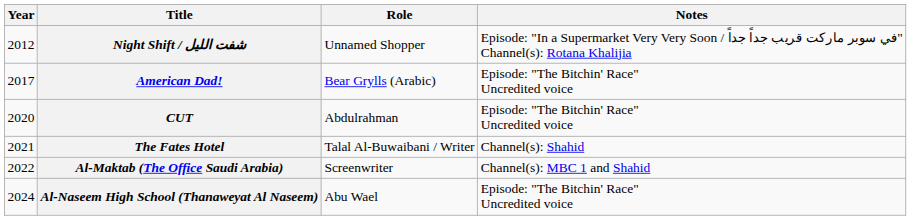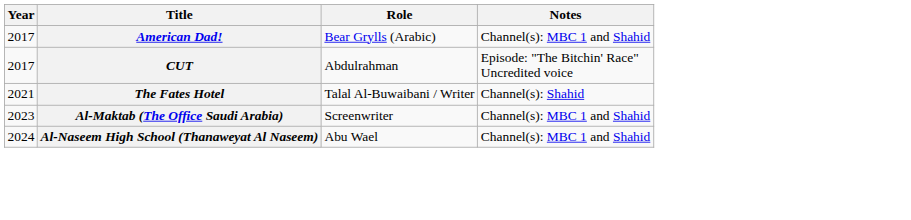- row: (179, 44)
(560, 81) Episode: "The Bitchin' Race" Uncredited voice -> (566, 36) Channel(s): MBC 1 and Shahid
(21, 117) 2020 -> (21, 65) 2017
(21, 167) 2022 -> (21, 115) 2023
(560, 196) Episode: "The Bitchin' Race" Uncredited voice -> (566, 136) Channel(s): MBC 1 and Shahid
